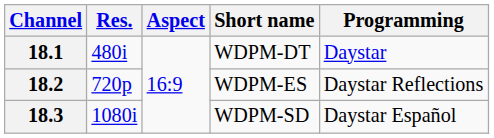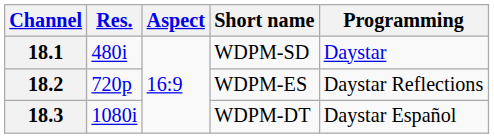(262, 52) WDPM-DT -> (262, 52) WDPM-SD
(262, 116) WDPM-SD -> (262, 116) WDPM-DT
